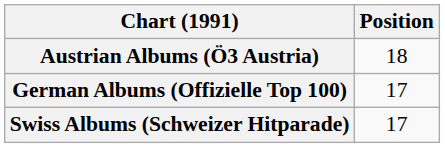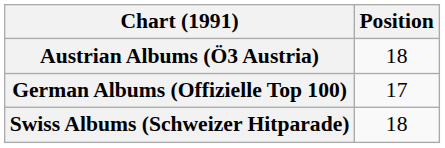(397, 124) 17 -> (397, 124) 18
